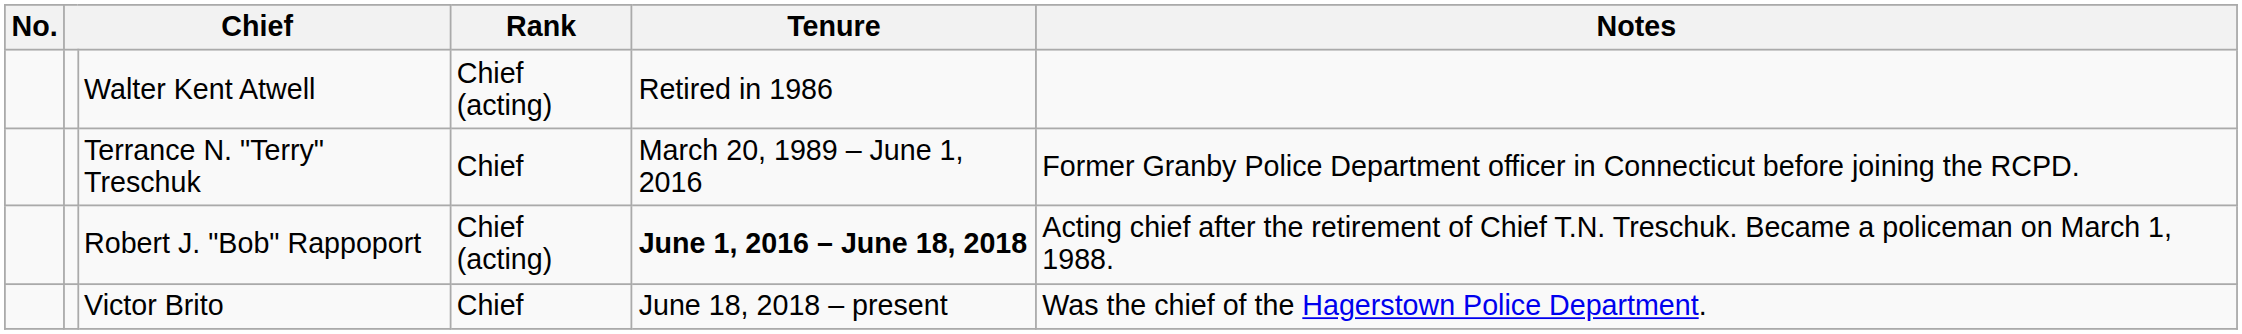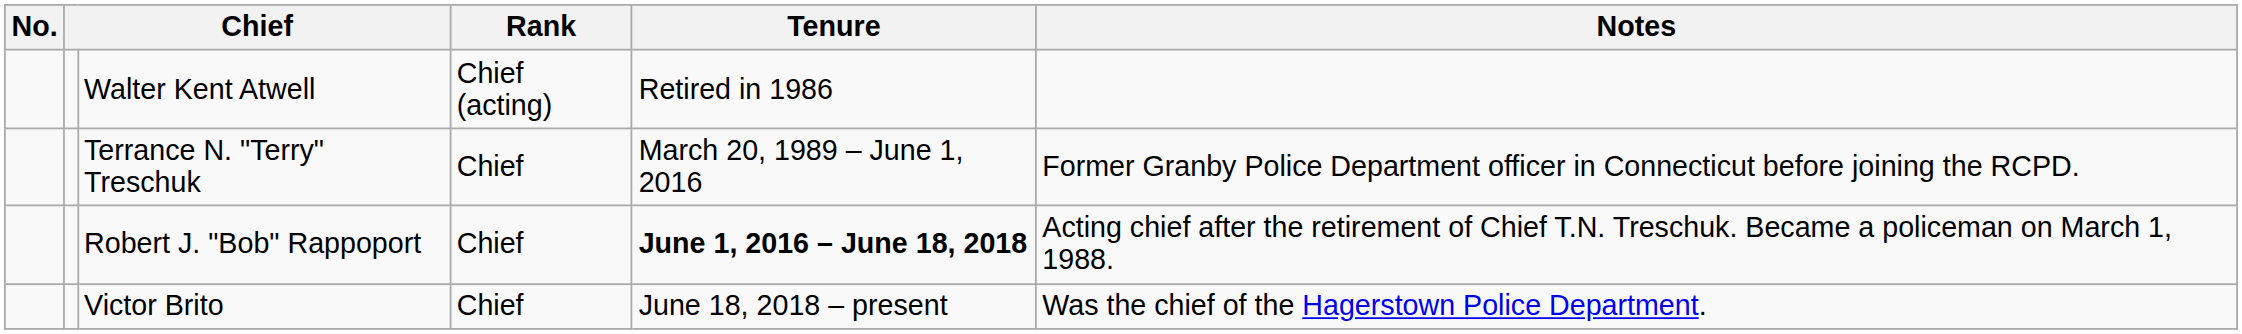(504, 244) Chief (acting) -> (490, 244) Chief
